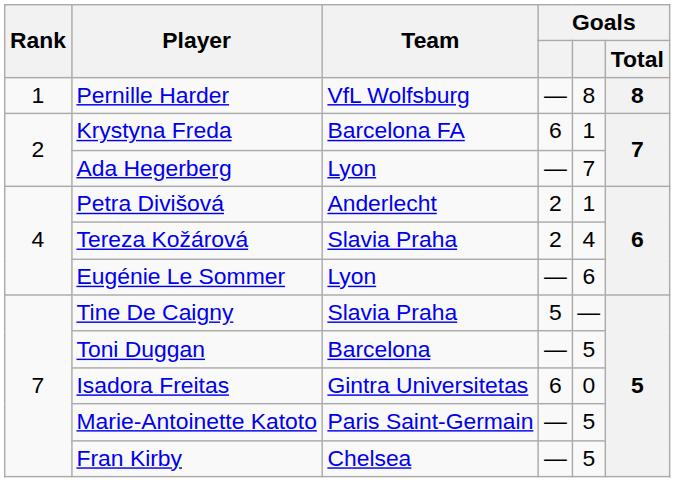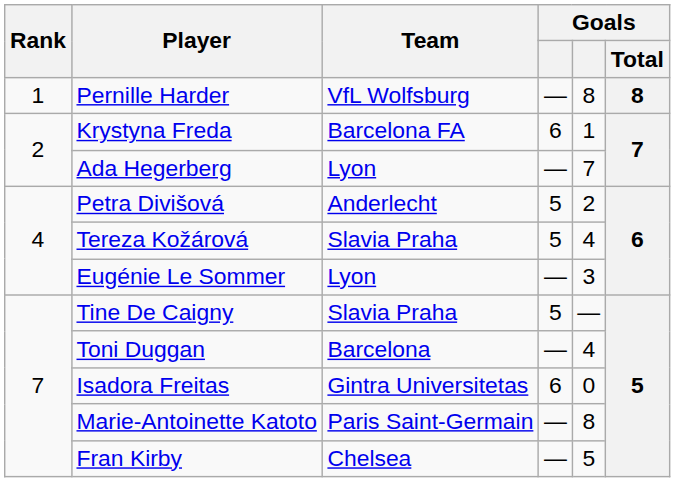(555, 204) 2 -> (555, 204) 5
(589, 204) 1 -> (589, 204) 2
(555, 240) 2 -> (555, 240) 5
(589, 276) 6 -> (589, 276) 3
(589, 349) 5 -> (589, 349) 4
(589, 421) 5 -> (589, 421) 8
